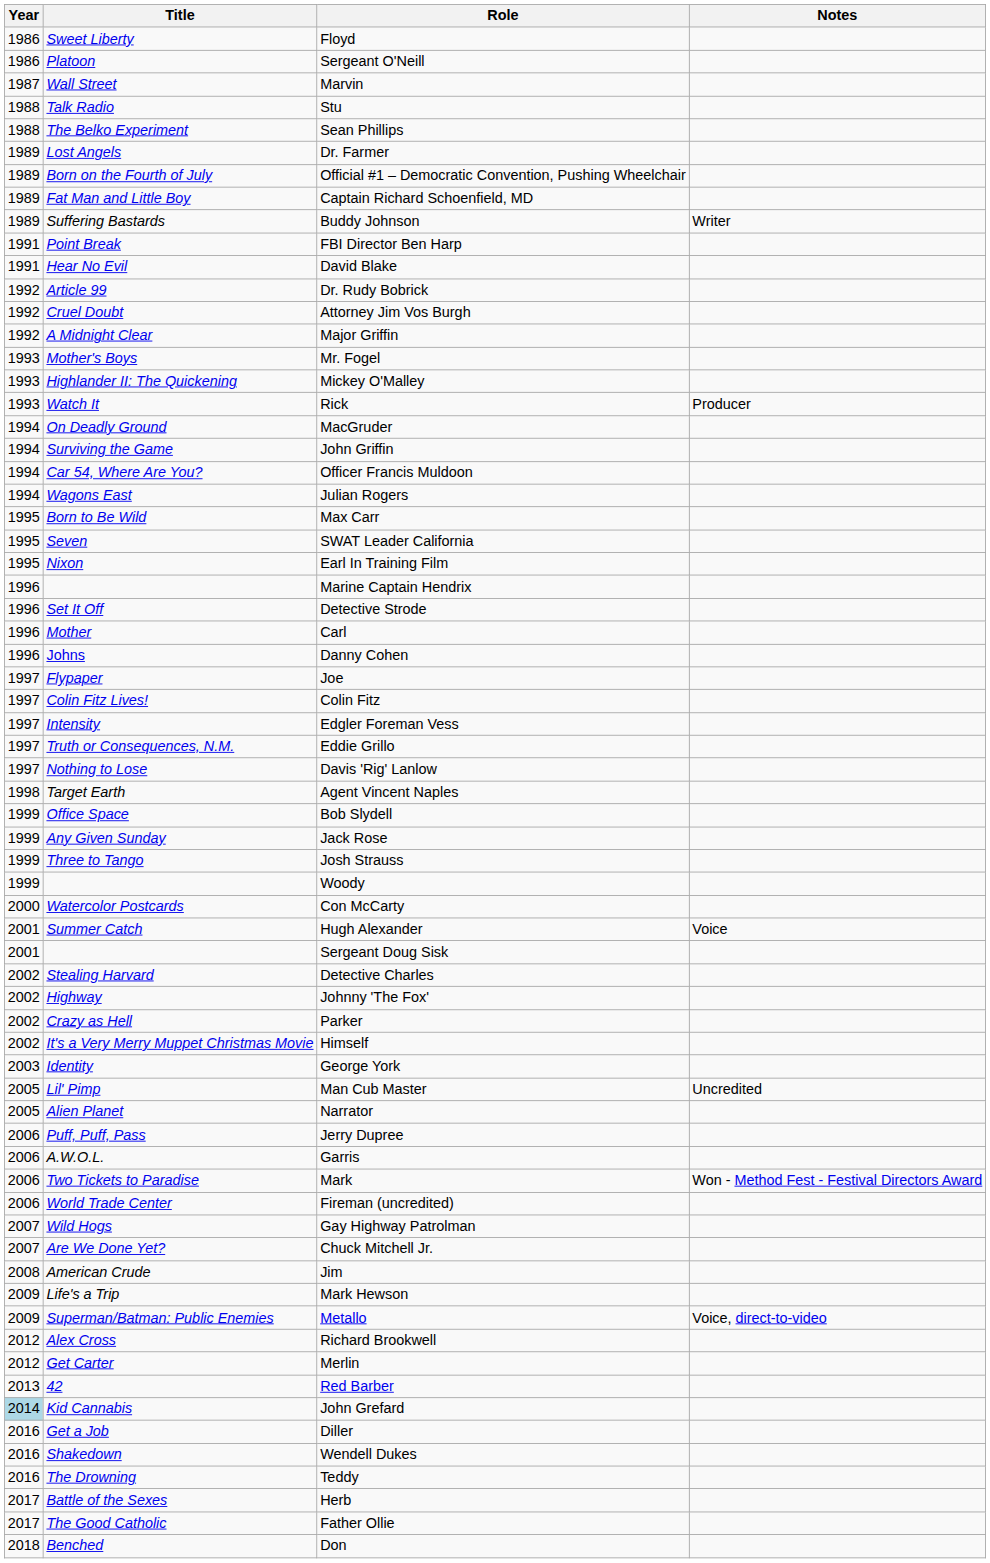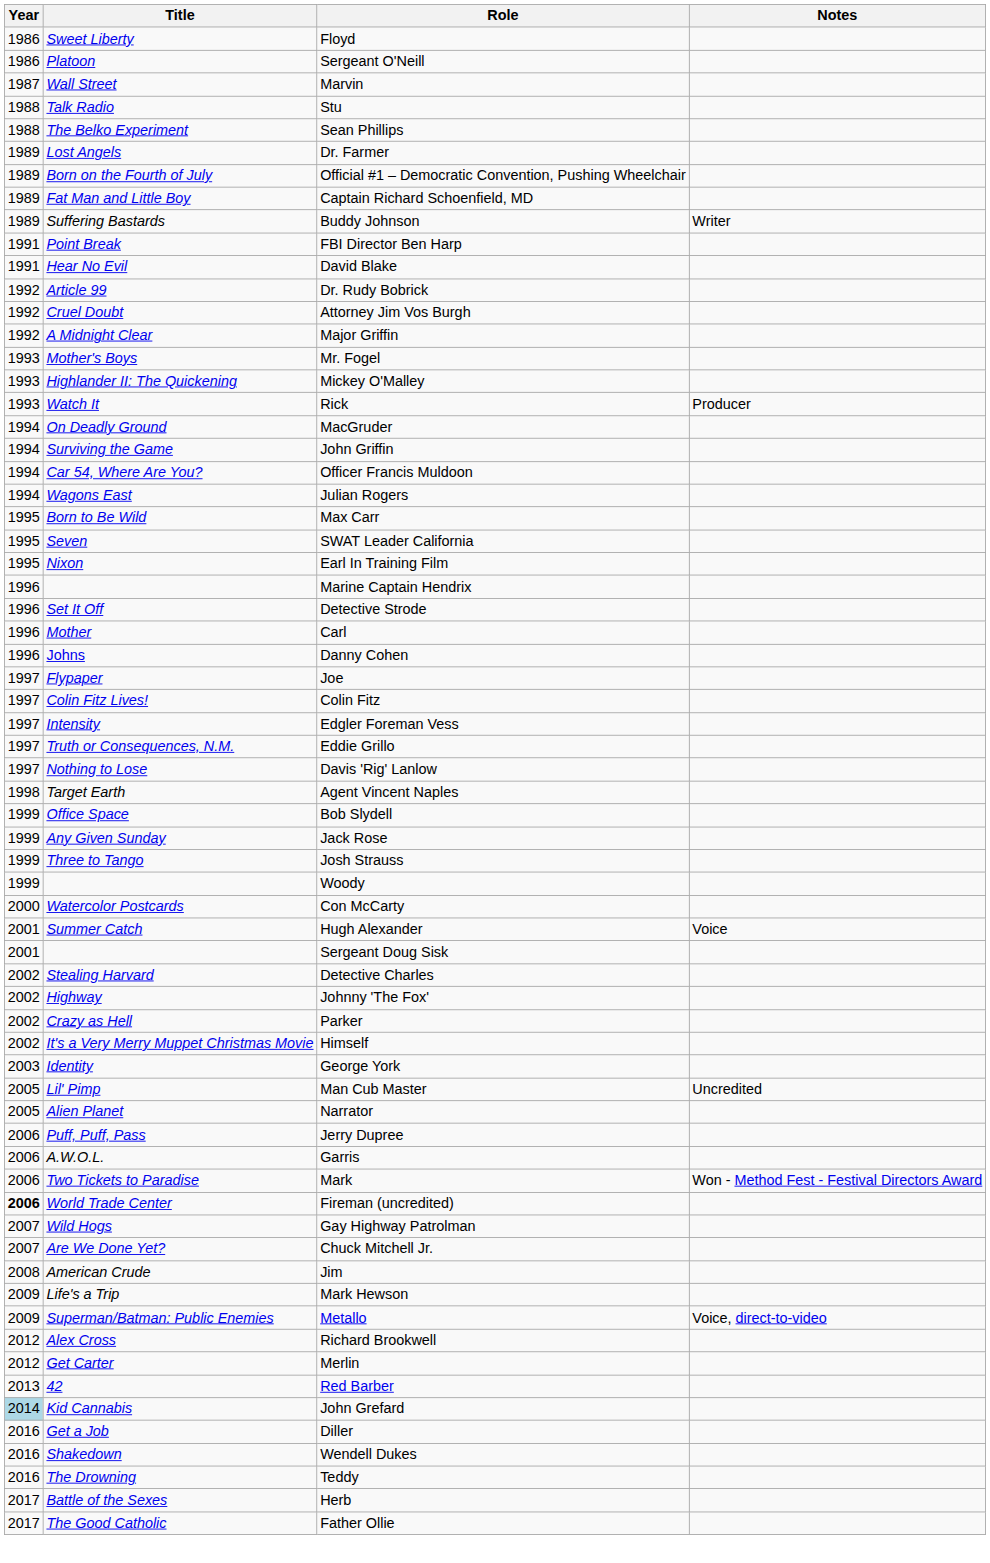(24, 1203) normal -> (24, 1203) bold
- row: (333, 1546)
